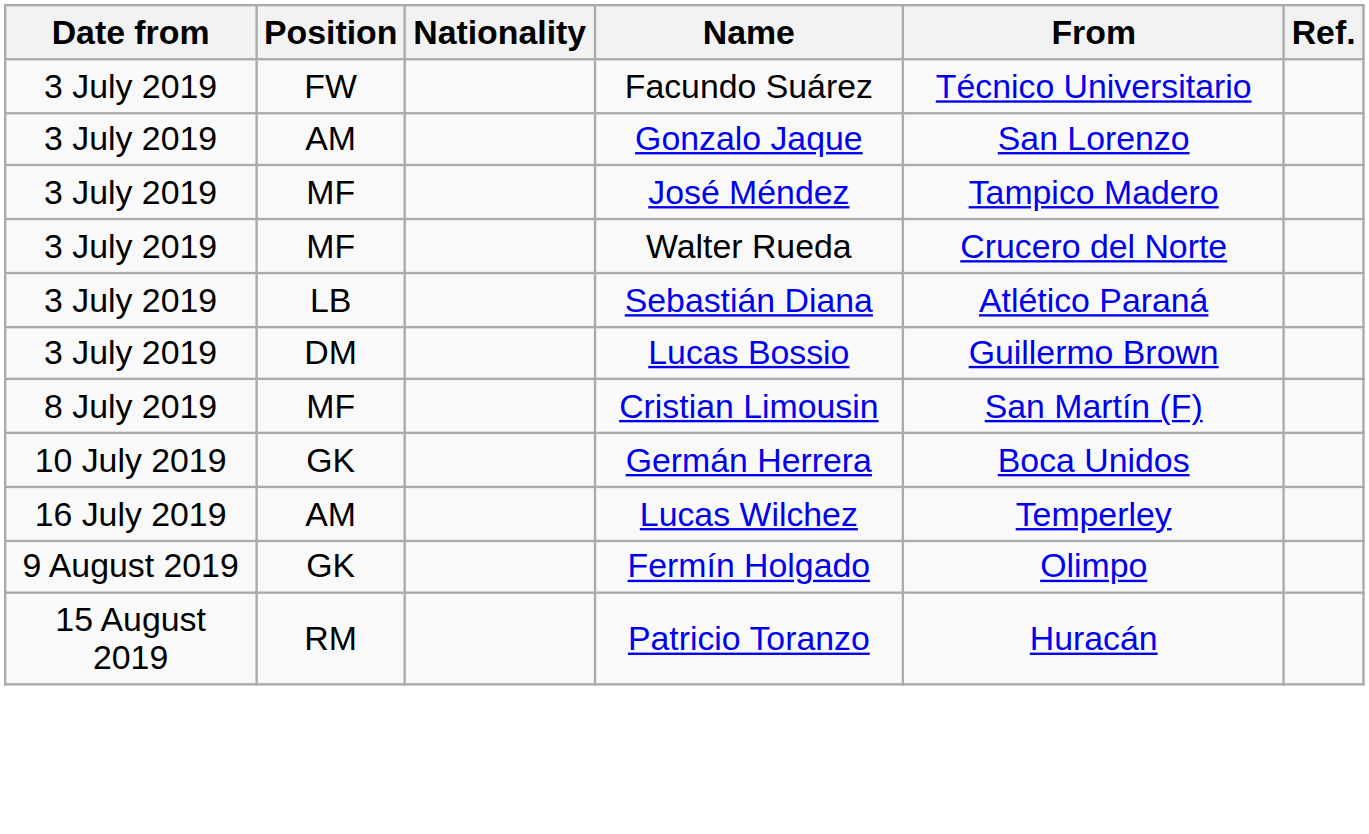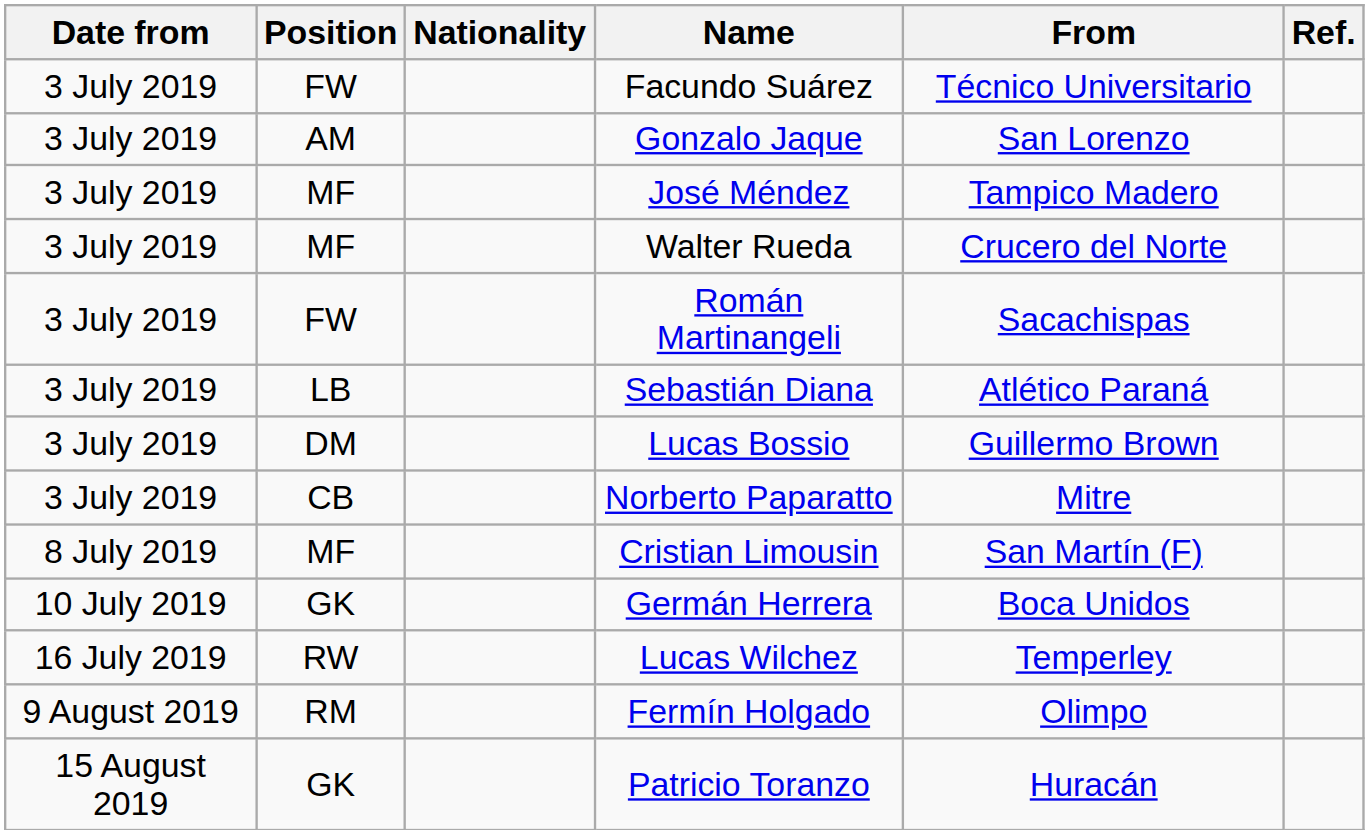+ row: (749, 318)
+ row: (749, 498)
(331, 513) AM -> (331, 658) RW
(331, 567) GK -> (331, 711) RM
(331, 639) RM -> (331, 784) GK
